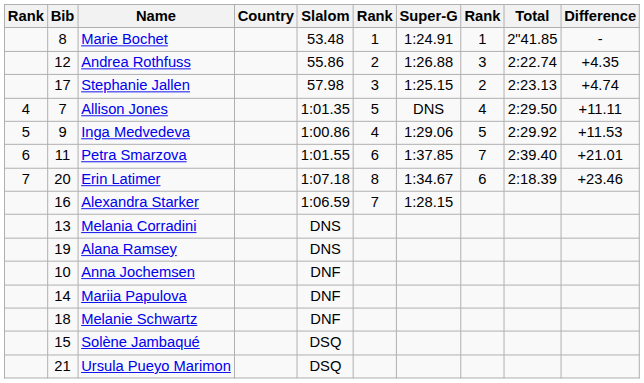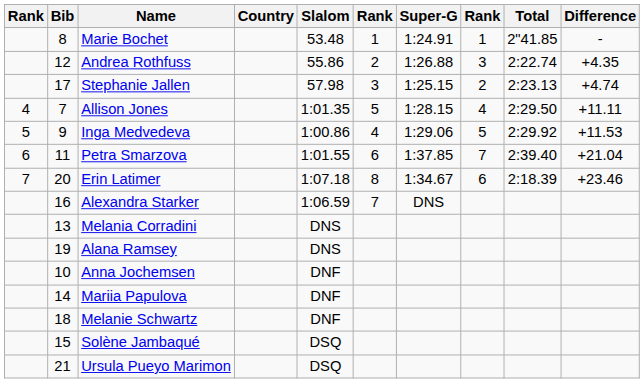(429, 109) DNS -> (429, 109) 1:28.15
(600, 156) +21.01 -> (600, 156) +21.04
(429, 202) 1:28.15 -> (429, 202) DNS
